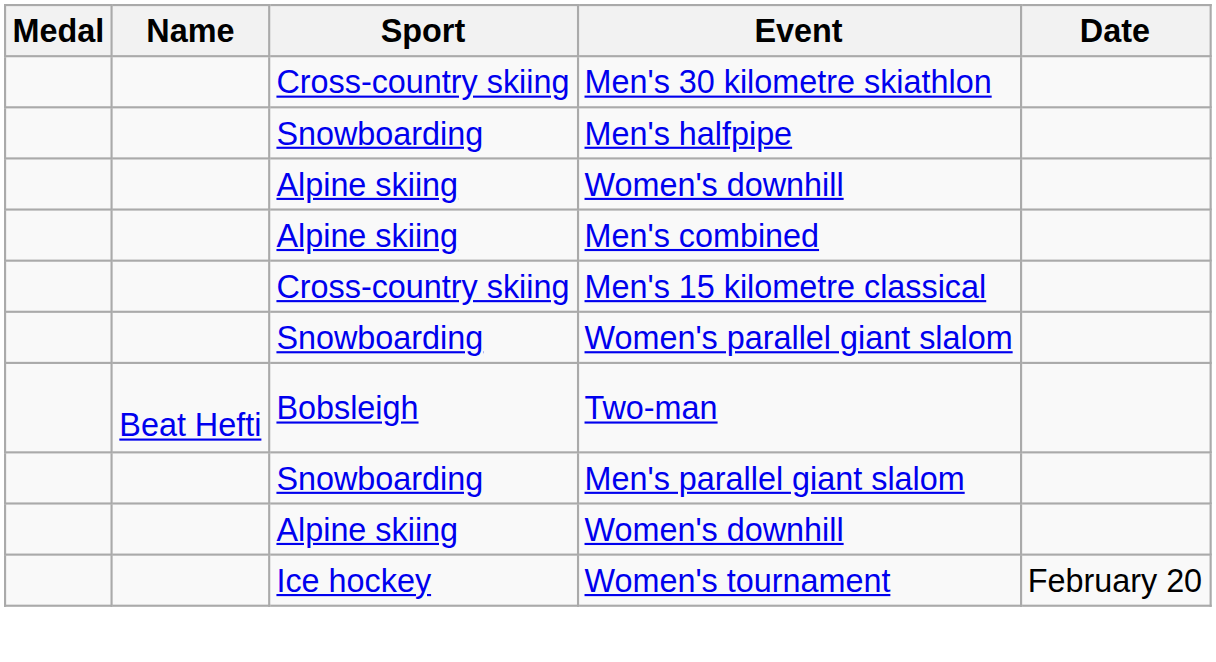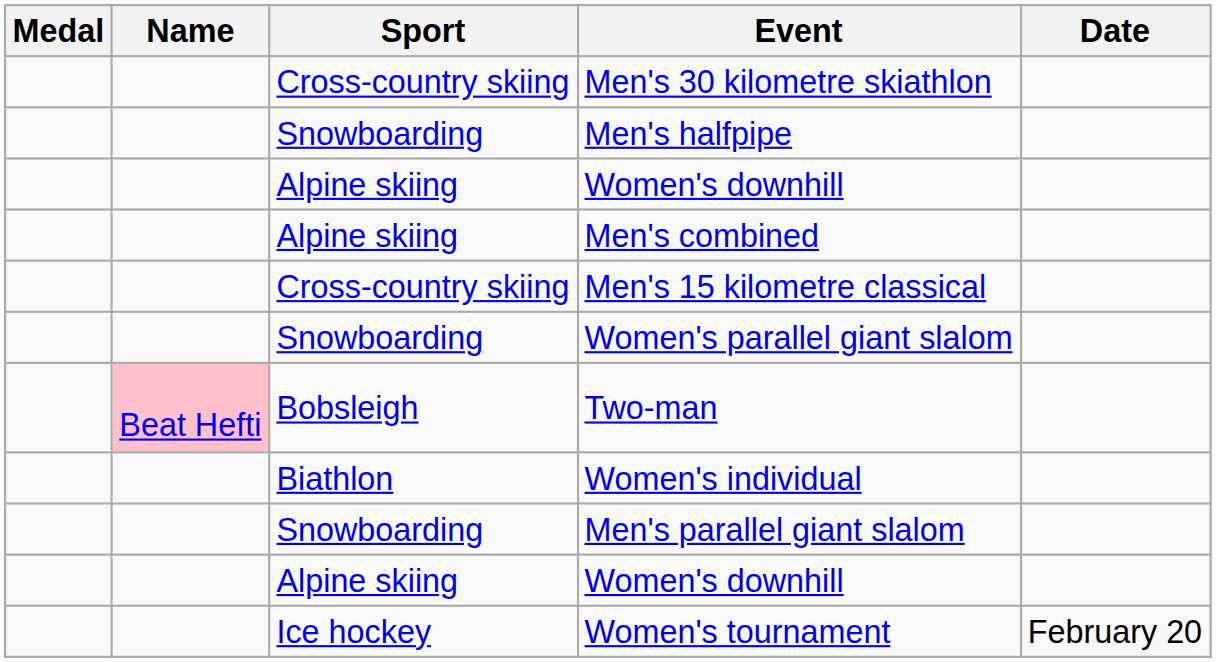(190, 426) no background -> (190, 426) pink background
+ row: (335, 477)
